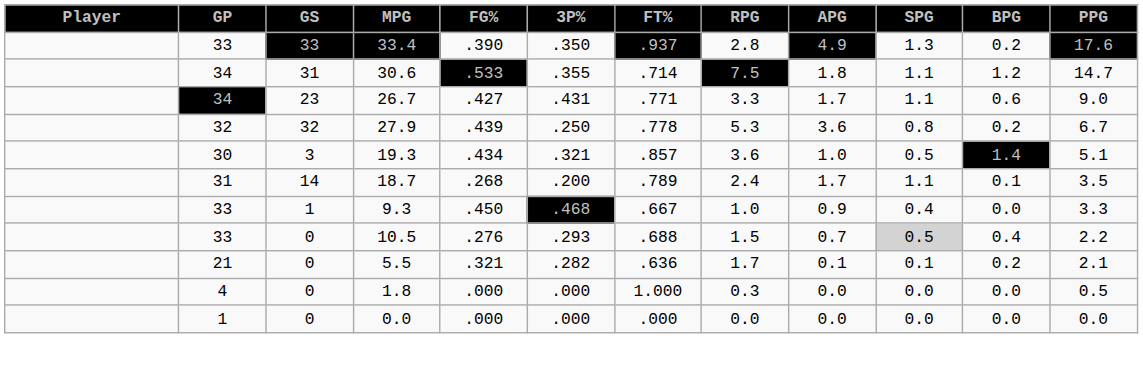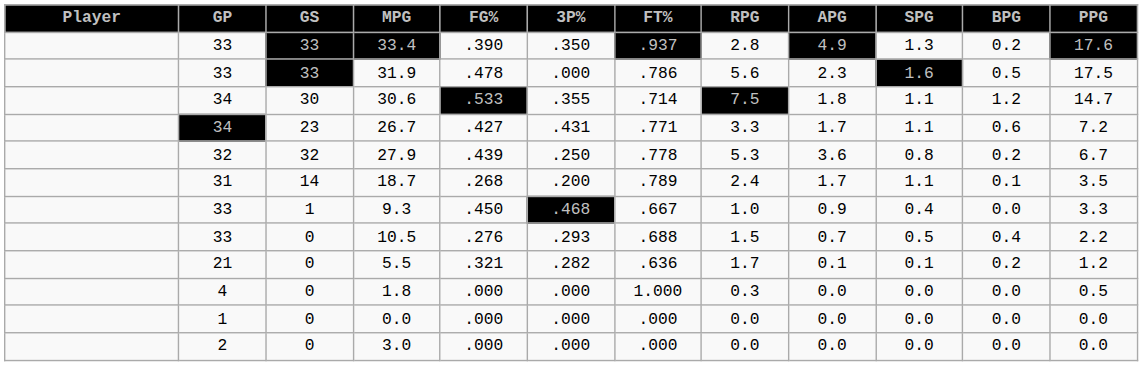+ row: (397, 73)
(310, 73) 31 -> (310, 100) 30
(1093, 100) 9.0 -> (1093, 127) 7.2
- row: (397, 155)
(919, 237) lightgrey background -> (919, 237) no background
(1093, 264) 2.1 -> (1093, 264) 1.2
+ row: (397, 346)
